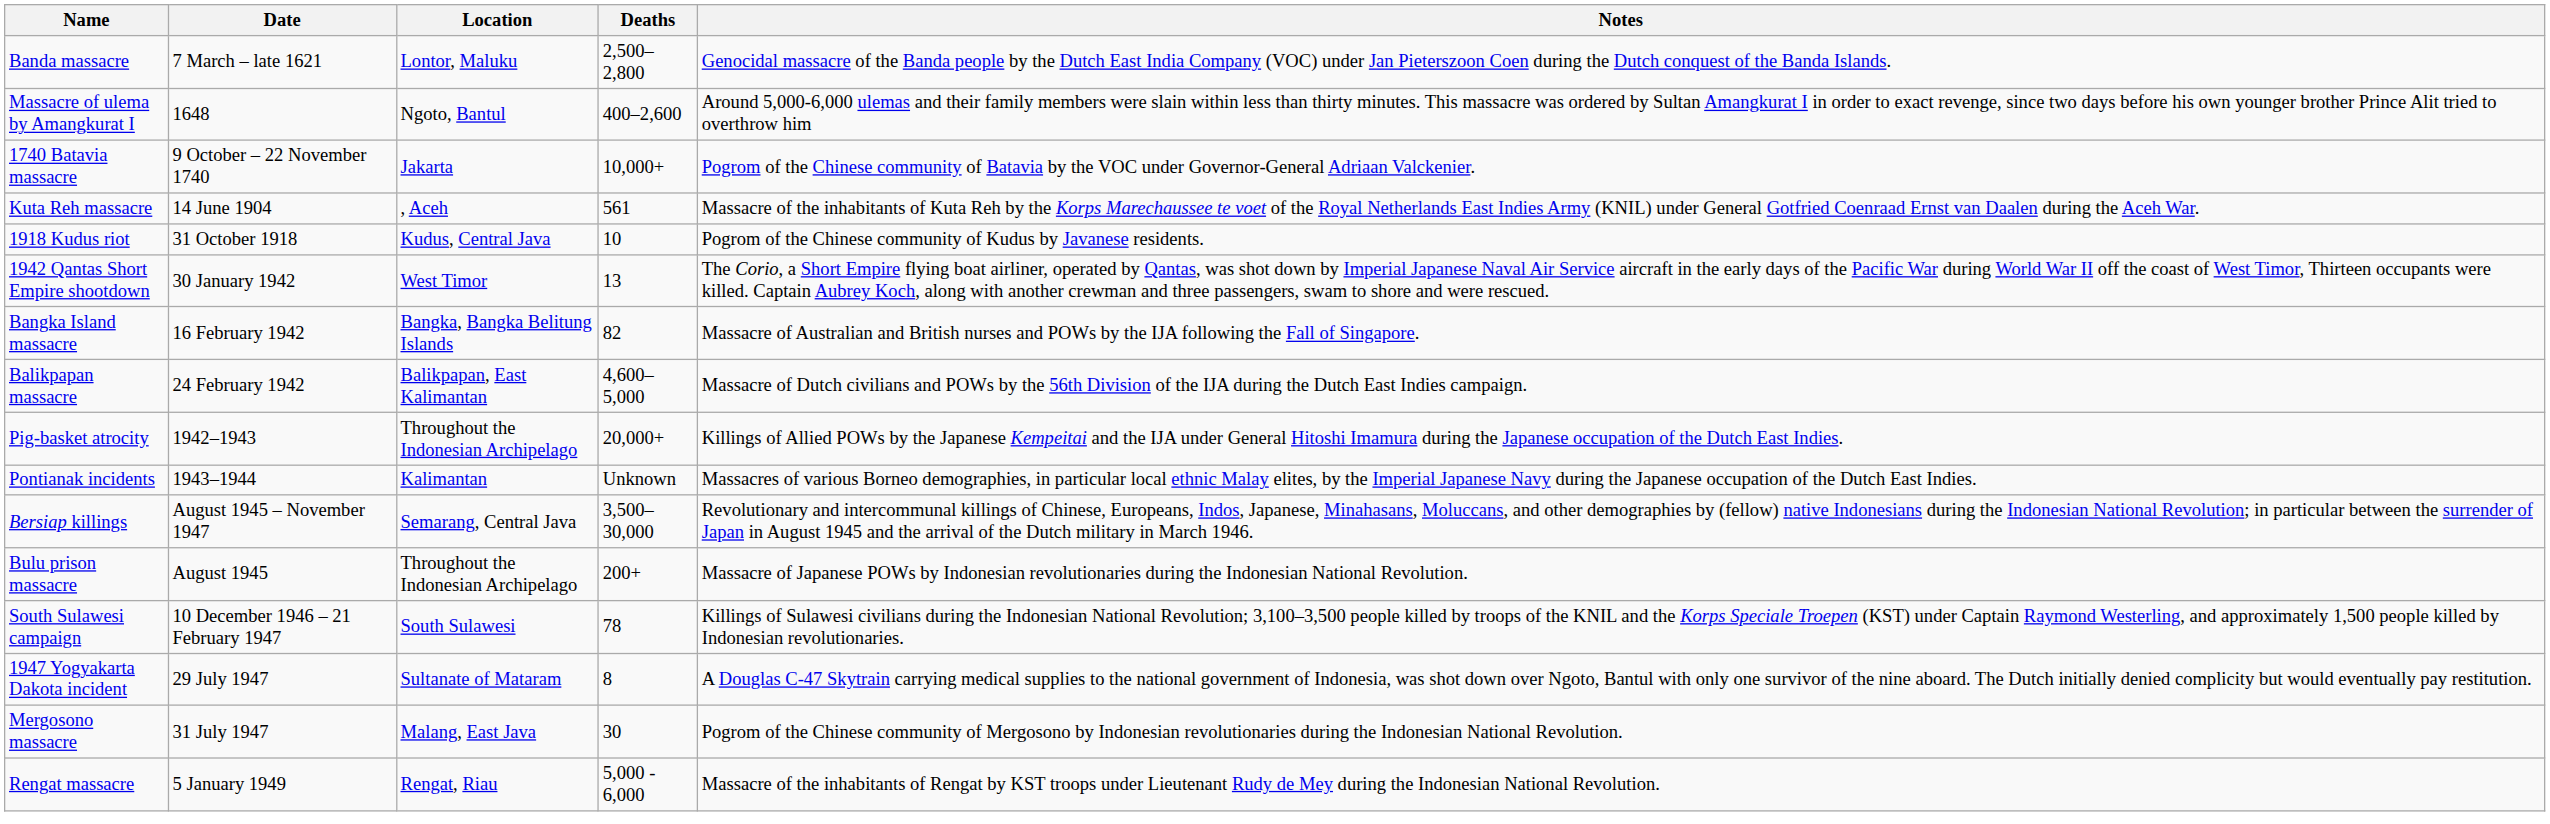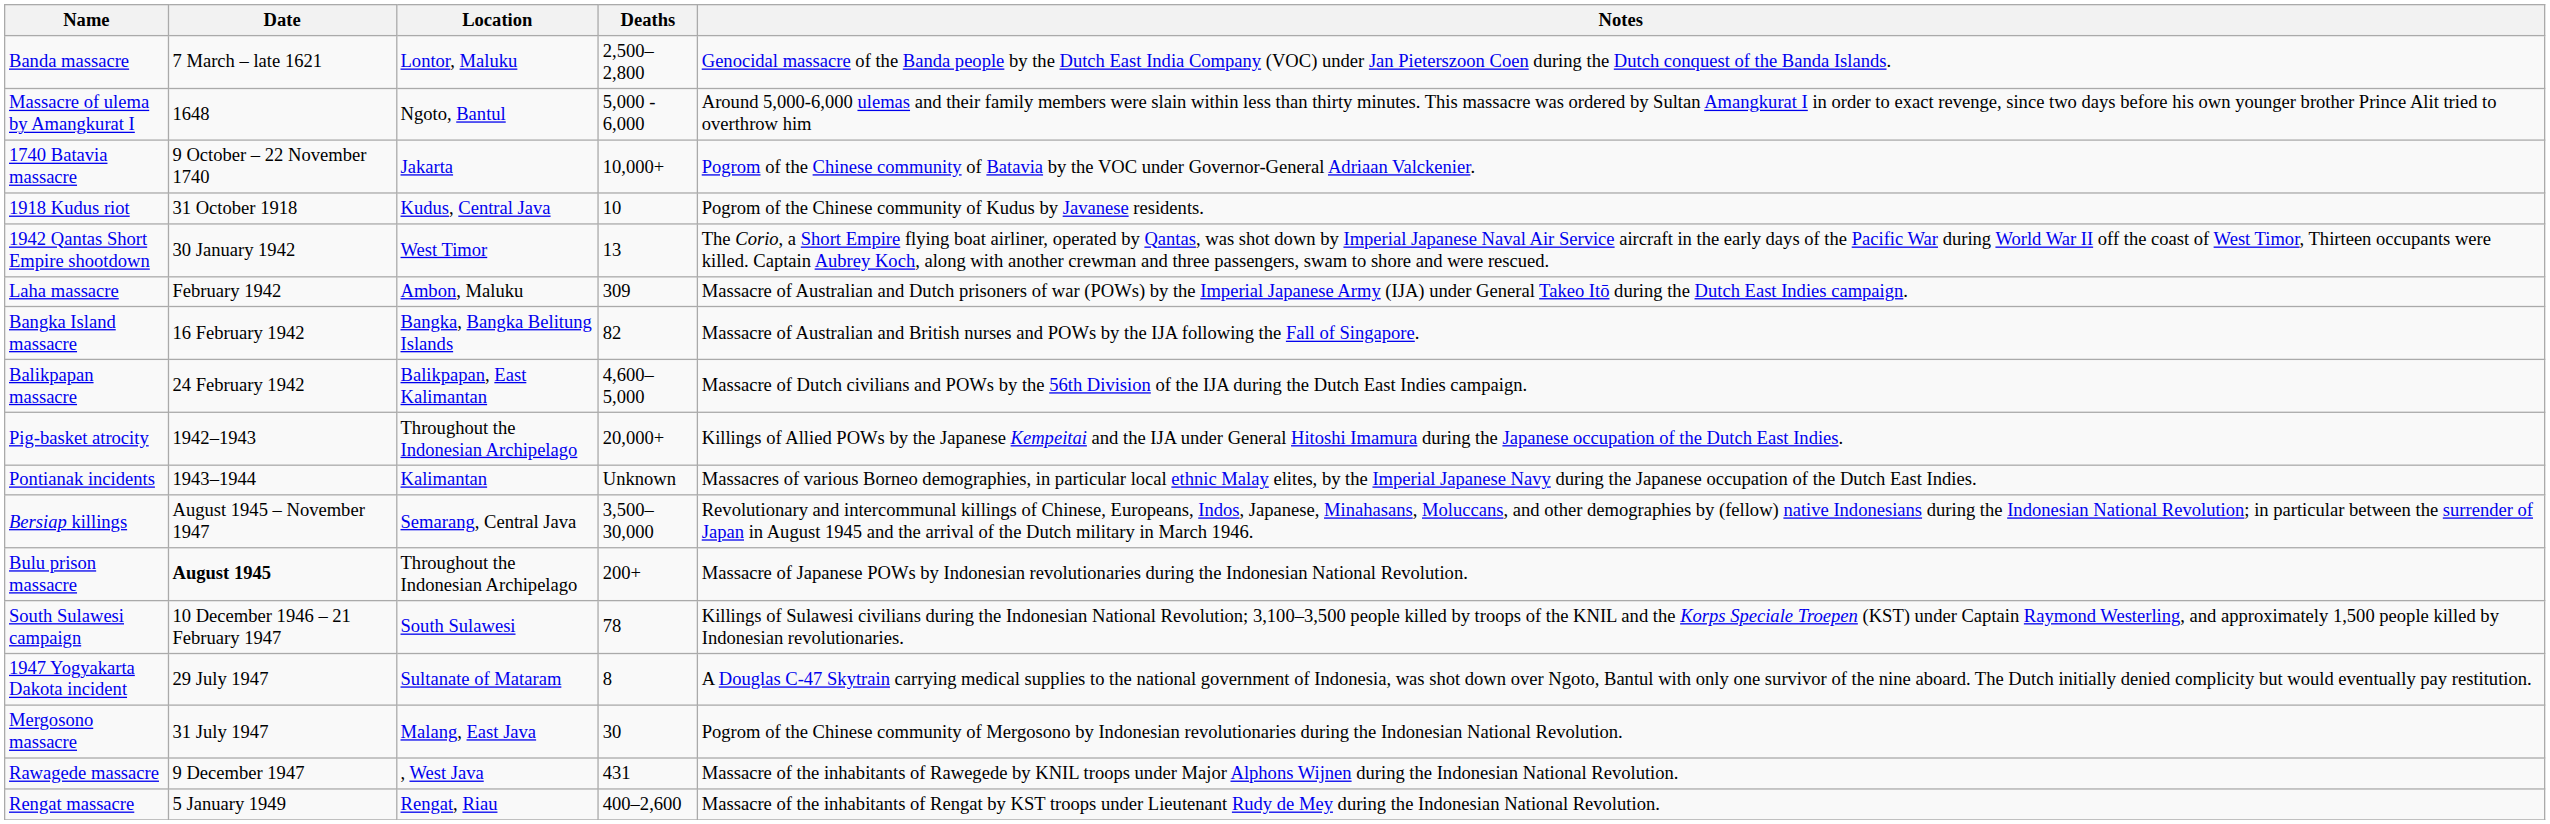(642, 114) 400–2,600 -> (629, 114) 5,000 - 6,000
- row: (81, 208)
+ row: (64, 291)
(220, 574) normal -> (222, 574) bold
+ row: (84, 773)
(629, 784) 5,000 - 6,000 -> (642, 804) 400–2,600
